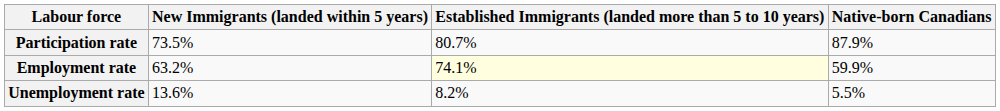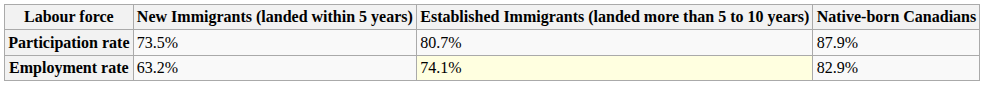(852, 67) 59.9% -> (837, 67) 82.9%
- row: (76, 93)
